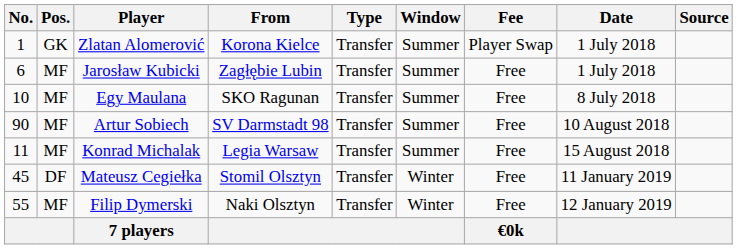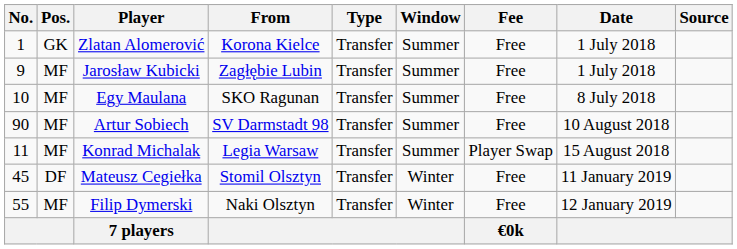(511, 44) Player Swap -> (511, 44) Free
(21, 71) 6 -> (21, 71) 9
(511, 151) Free -> (511, 151) Player Swap
